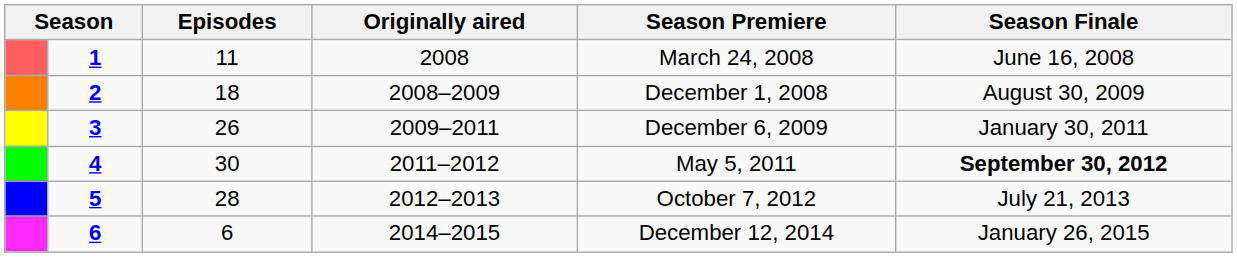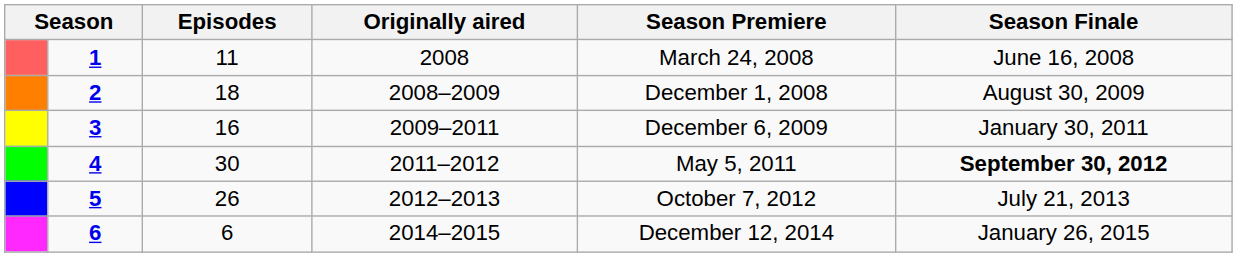(227, 127) 26 -> (227, 127) 16
(227, 198) 28 -> (227, 198) 26
